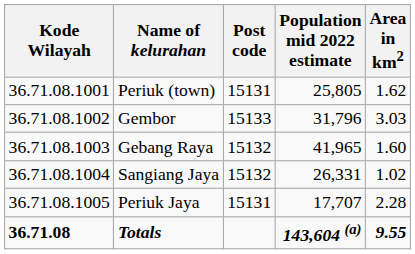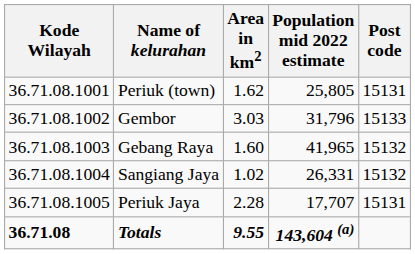columns swapped: (388, 40) <-> (249, 40)
